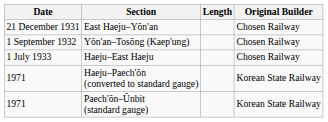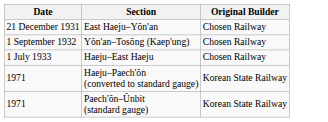- column: (217, 12)
